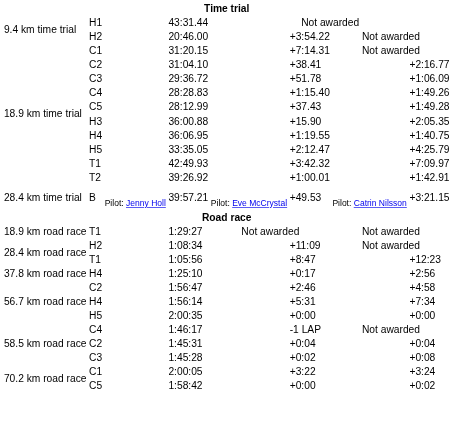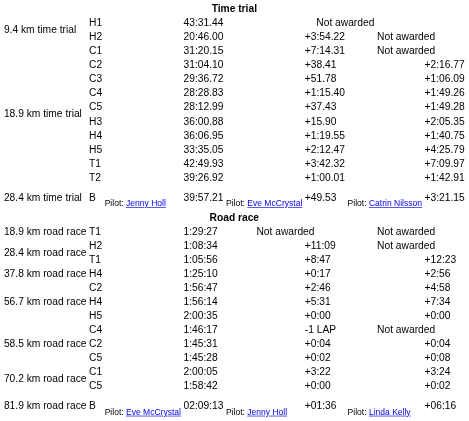(96, 358) C3 -> (96, 358) C5
+ row: (203, 406)
